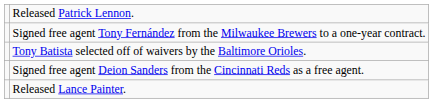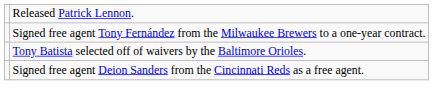- row: (69, 88)
